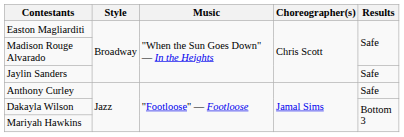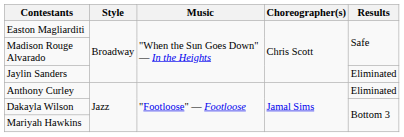(370, 73) Safe -> (374, 73) Eliminated
(370, 90) Safe -> (374, 90) Eliminated
